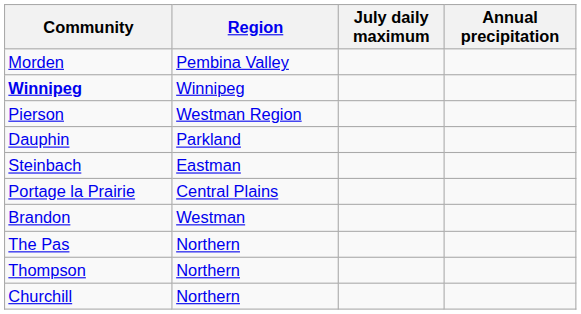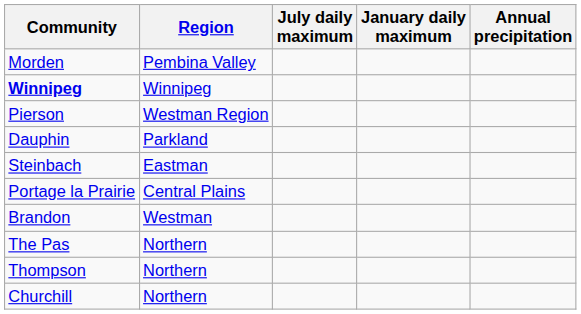+ column: (414, 27)
